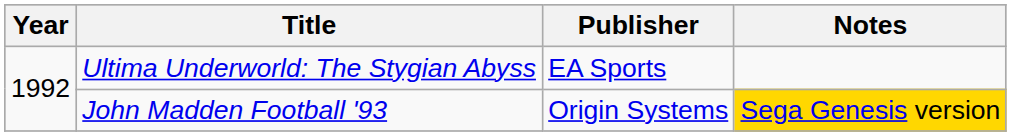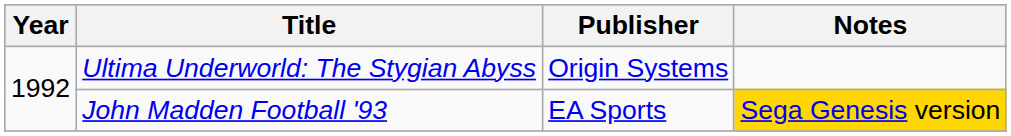(607, 67) EA Sports -> (638, 67) Origin Systems
(638, 109) Origin Systems -> (607, 109) EA Sports
